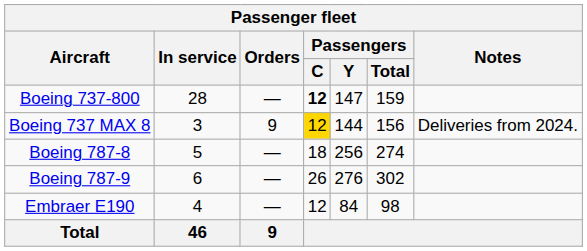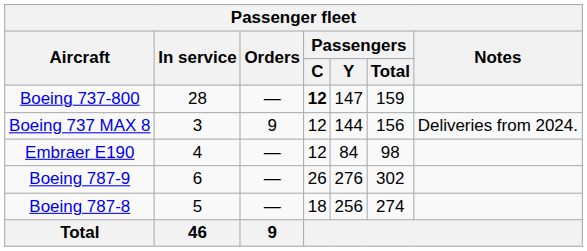(317, 125) gold background -> (317, 125) no background
rows swapped: (80, 152) <-> (80, 206)
